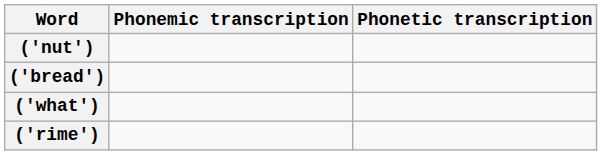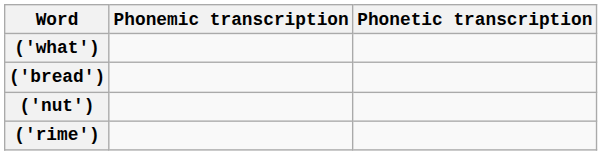rows swapped: (57, 106) <-> (57, 48)
